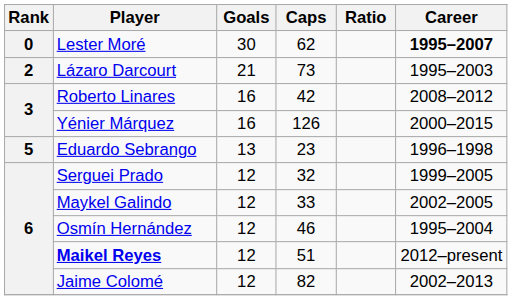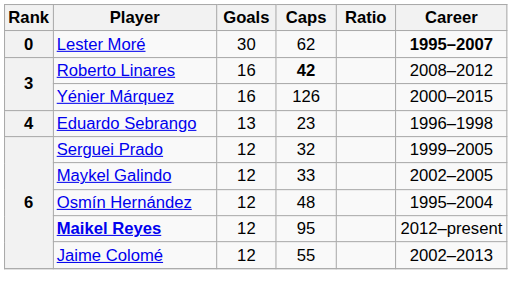- row: (116, 70)
(306, 96) normal -> (306, 70) bold
(29, 149) 5 -> (29, 123) 4
(306, 228) 46 -> (306, 202) 48
(306, 255) 51 -> (306, 228) 95
(306, 281) 82 -> (306, 255) 55
